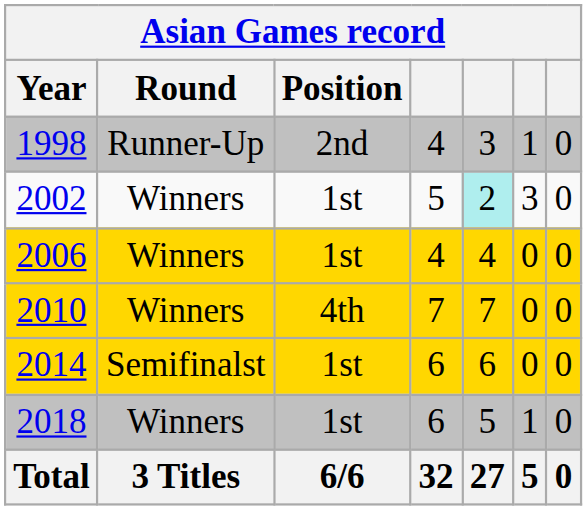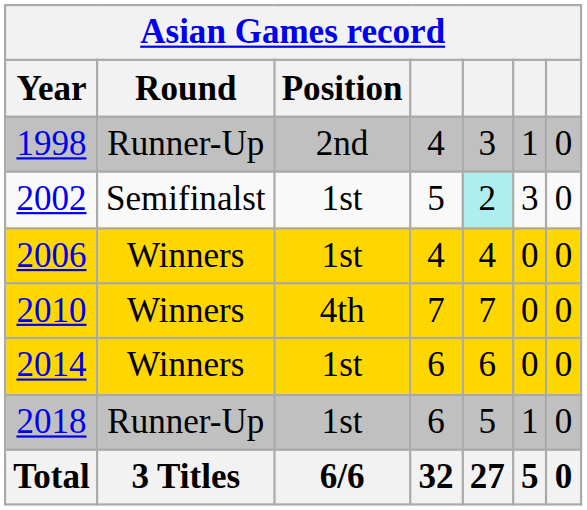(186, 198) Winners -> (186, 198) Semifinalst
(186, 365) Semifinalst -> (186, 365) Winners
(186, 421) Winners -> (186, 421) Runner-Up
